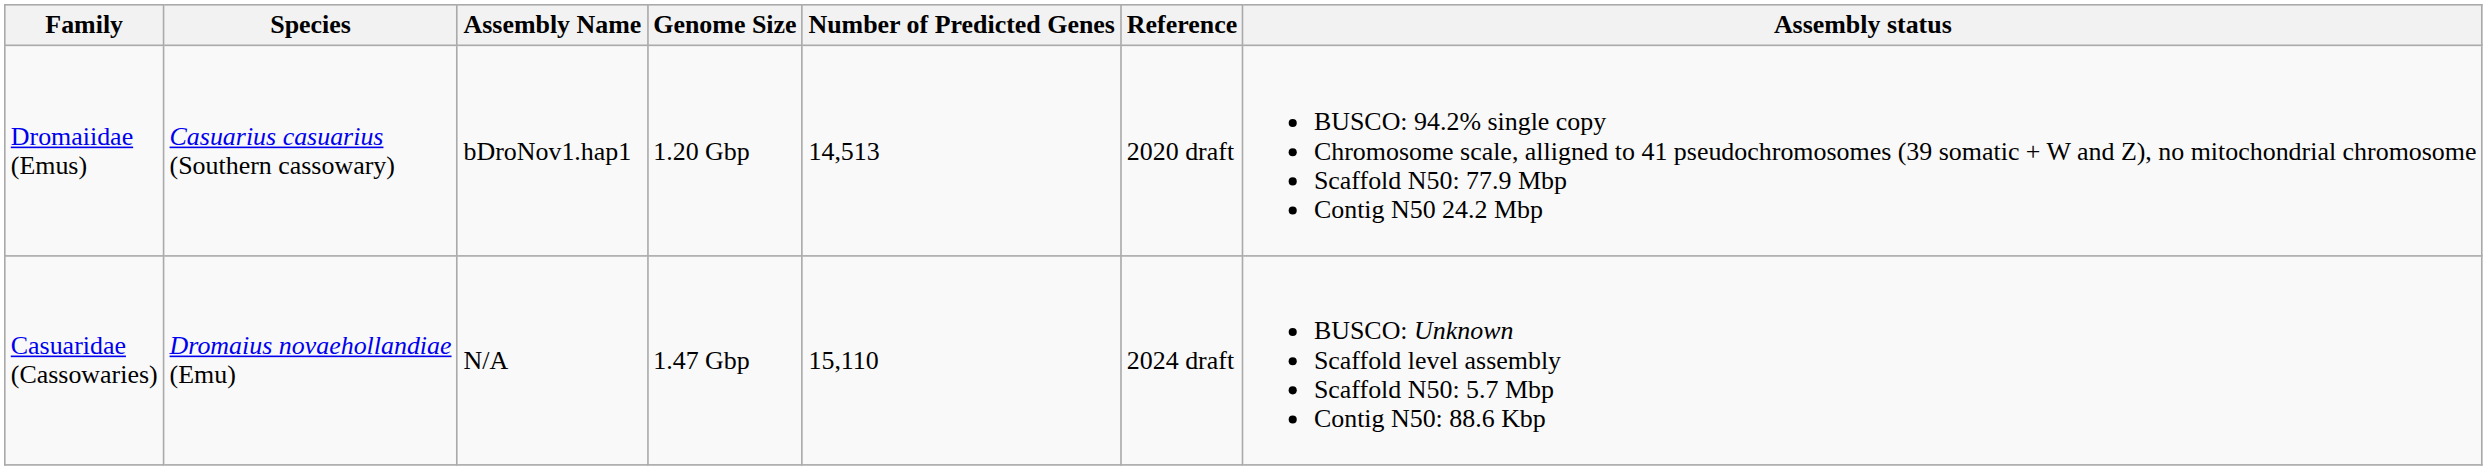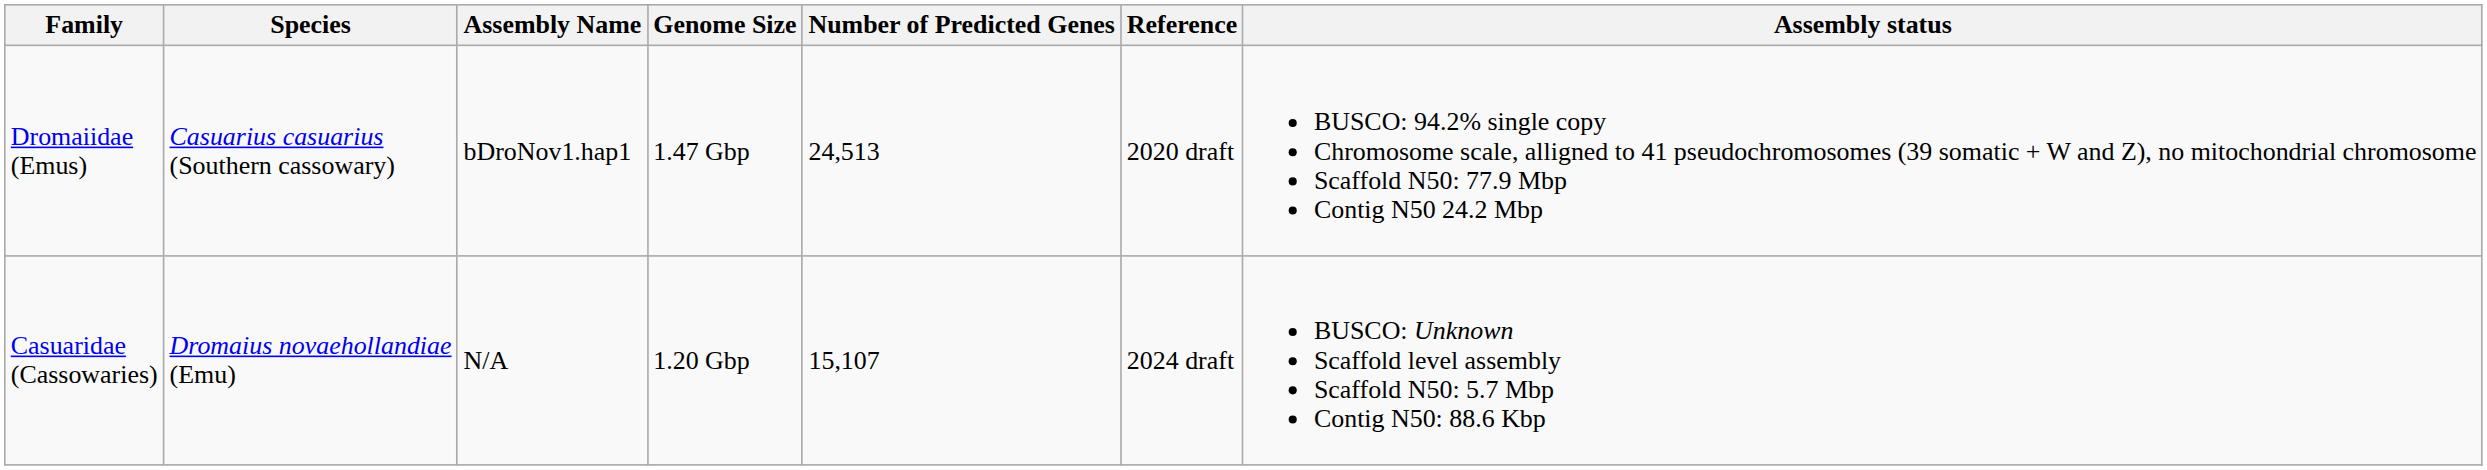(702, 150) 1.20 Gbp -> (702, 150) 1.47 Gbp
(844, 150) 14,513 -> (844, 150) 24,513
(702, 359) 1.47 Gbp -> (702, 359) 1.20 Gbp
(844, 359) 15,110 -> (844, 359) 15,107
